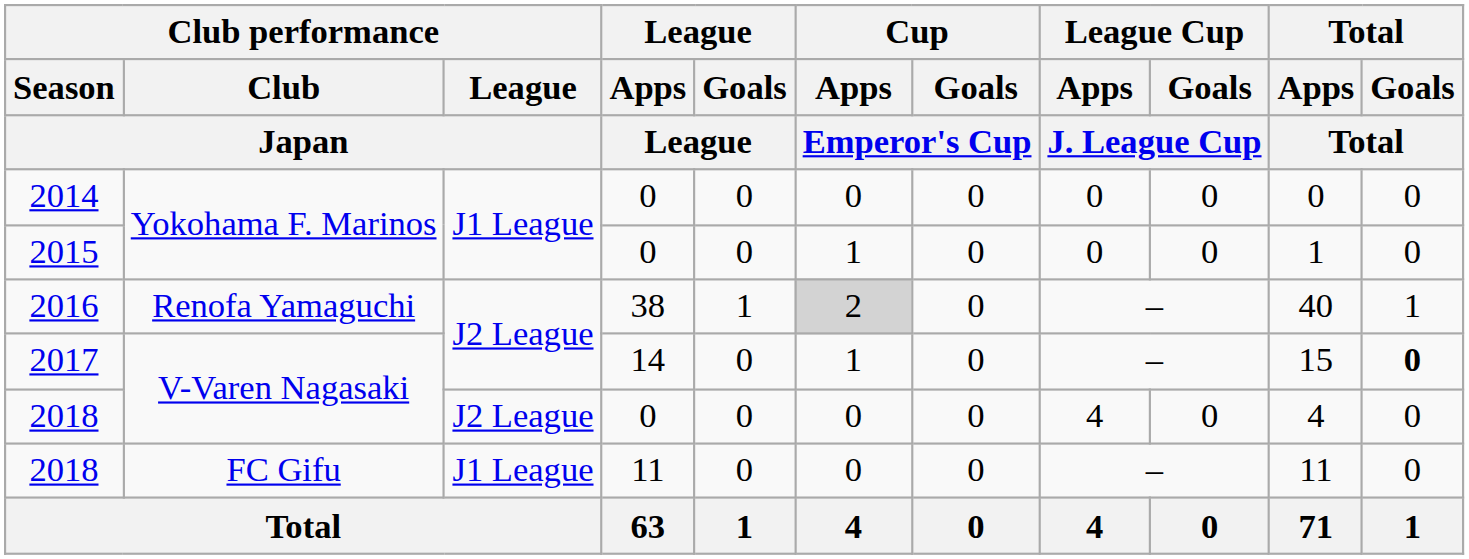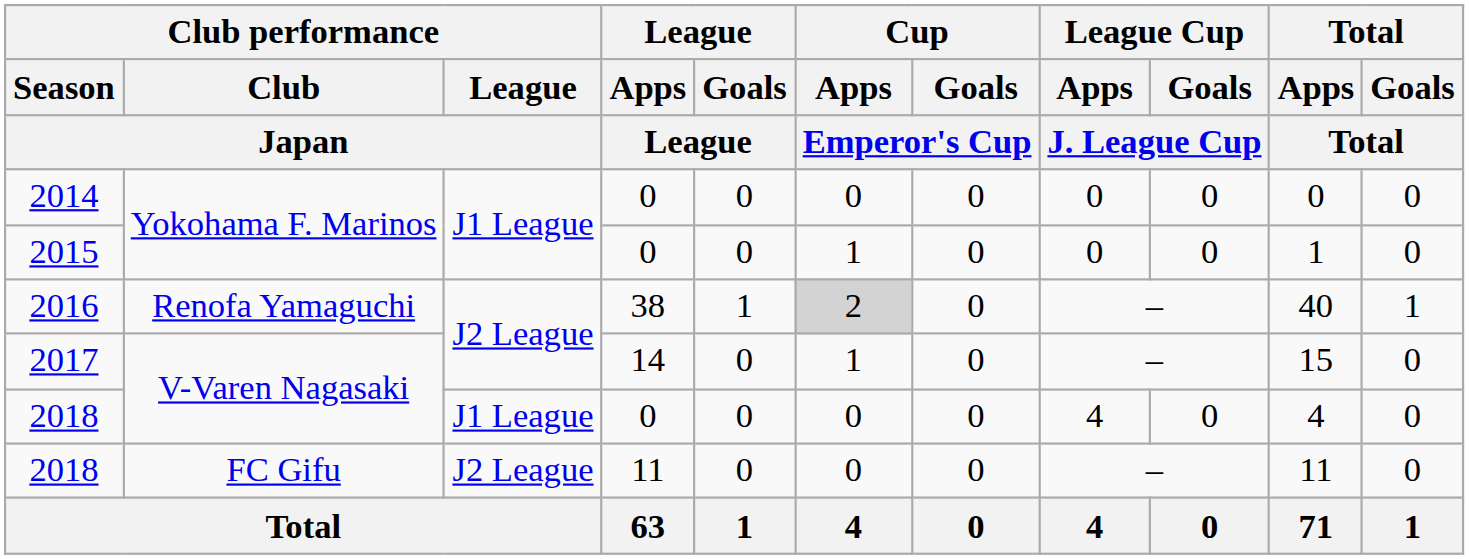(1412, 360) bold -> (1412, 360) normal
(523, 415) J2 League -> (523, 415) J1 League
(523, 470) J1 League -> (523, 470) J2 League
